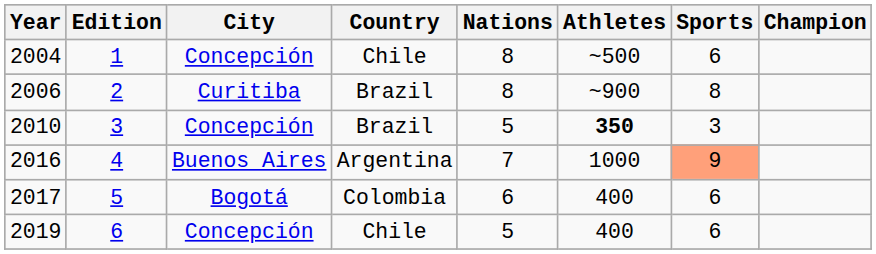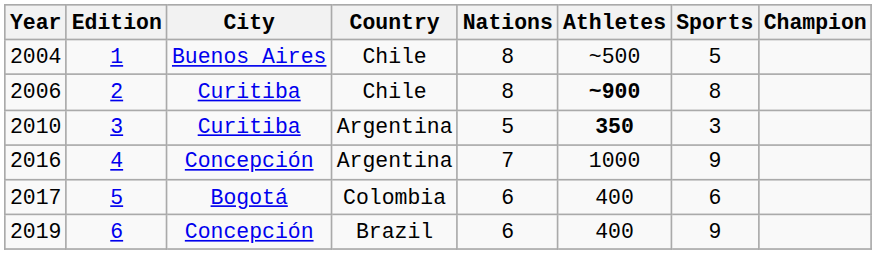(249, 57) Concepción -> (249, 57) Buenos Aires
(715, 57) 6 -> (715, 57) 5
(395, 92) Brazil -> (395, 92) Chile
(615, 92) normal -> (615, 92) bold
(249, 127) Concepción -> (249, 127) Curitiba
(395, 127) Brazil -> (395, 127) Argentina
(249, 162) Buenos Aires -> (249, 162) Concepción
(715, 162) lightsalmon background -> (715, 162) no background
(395, 232) Chile -> (395, 232) Brazil
(508, 232) 5 -> (508, 232) 6
(715, 232) 6 -> (715, 232) 9
